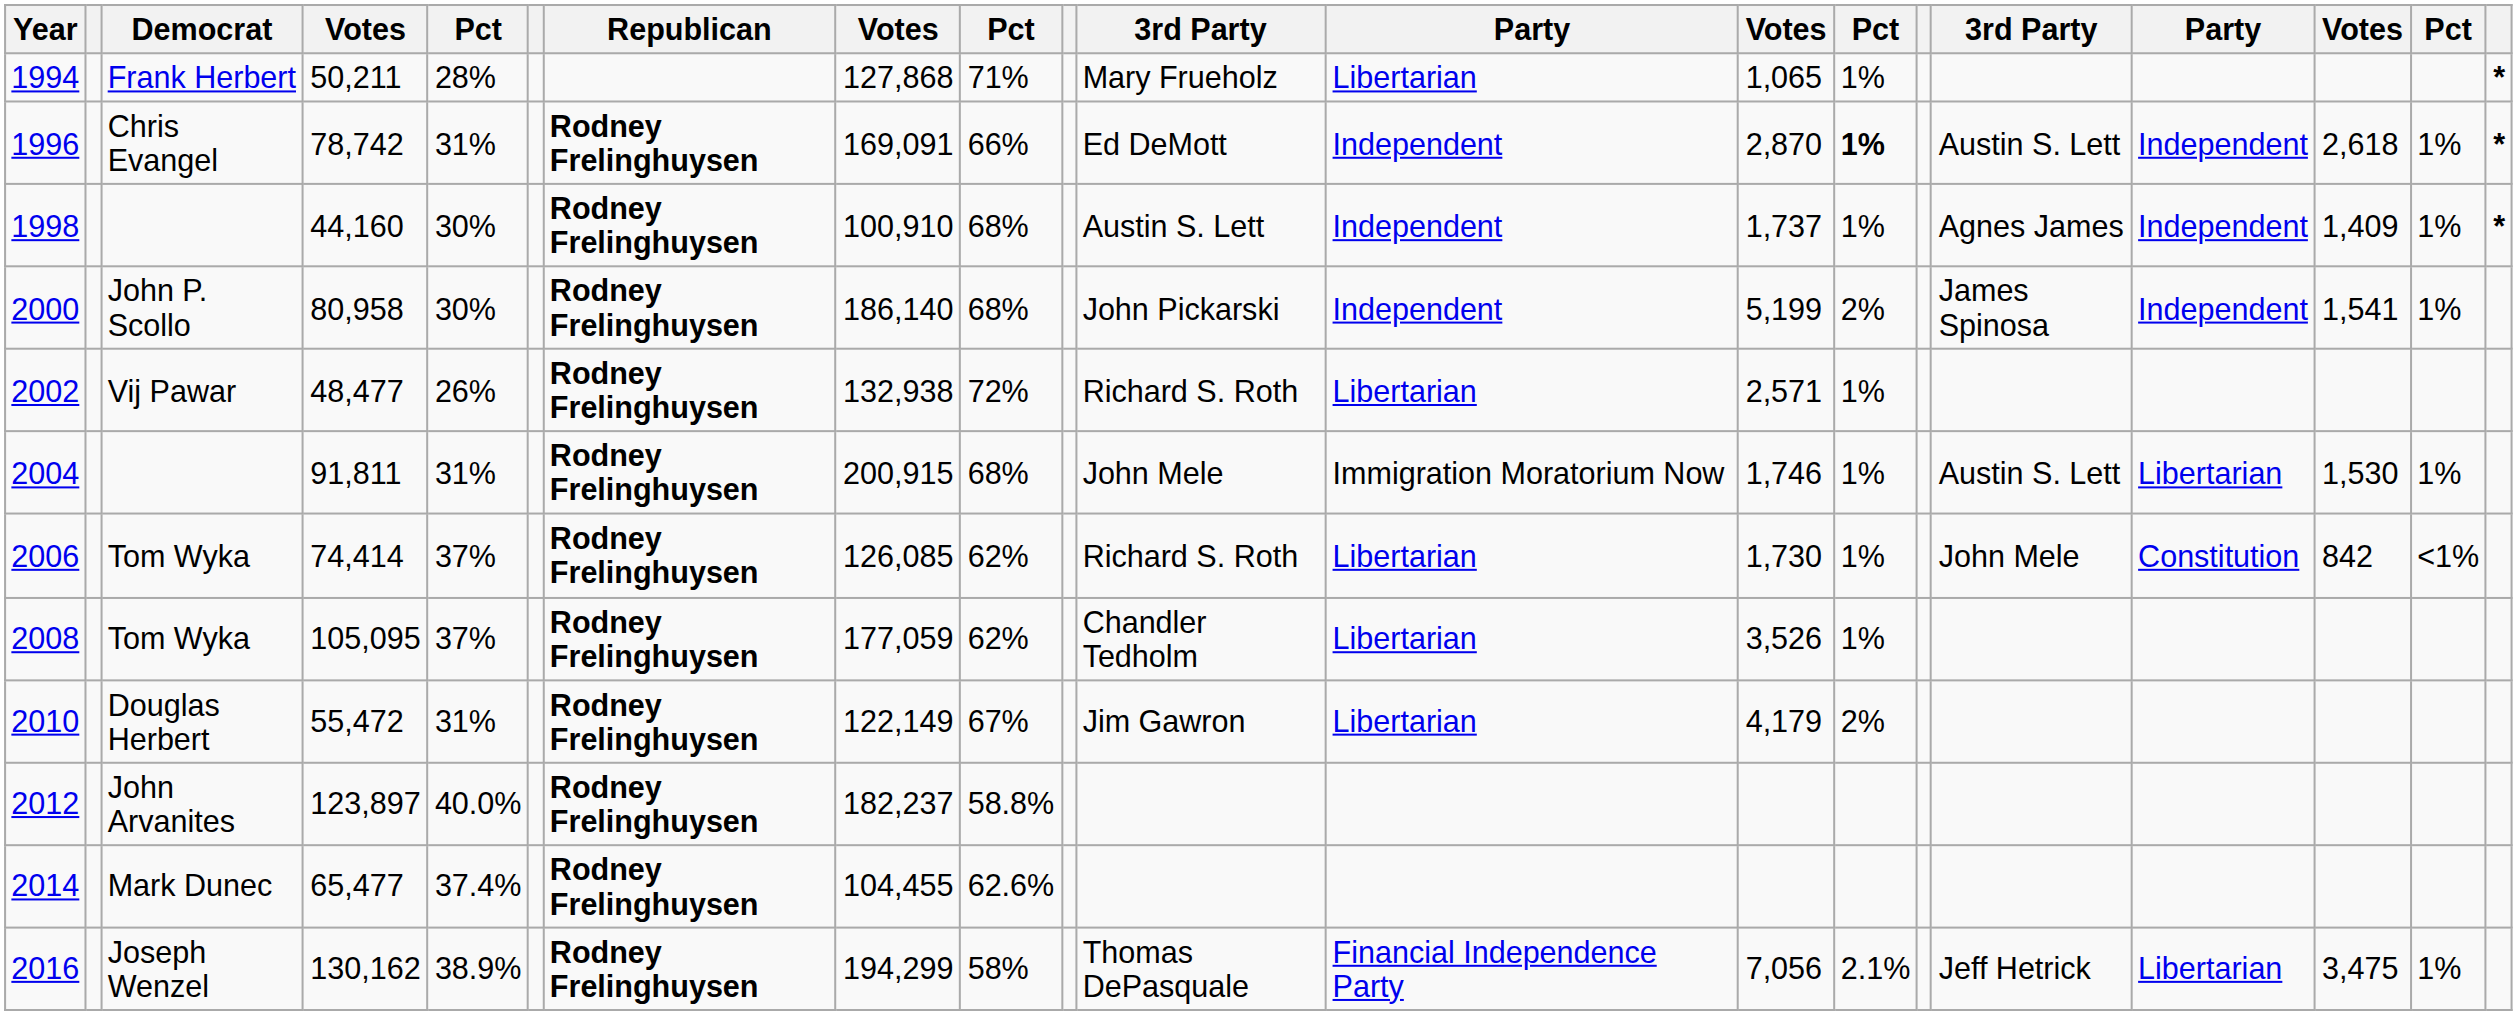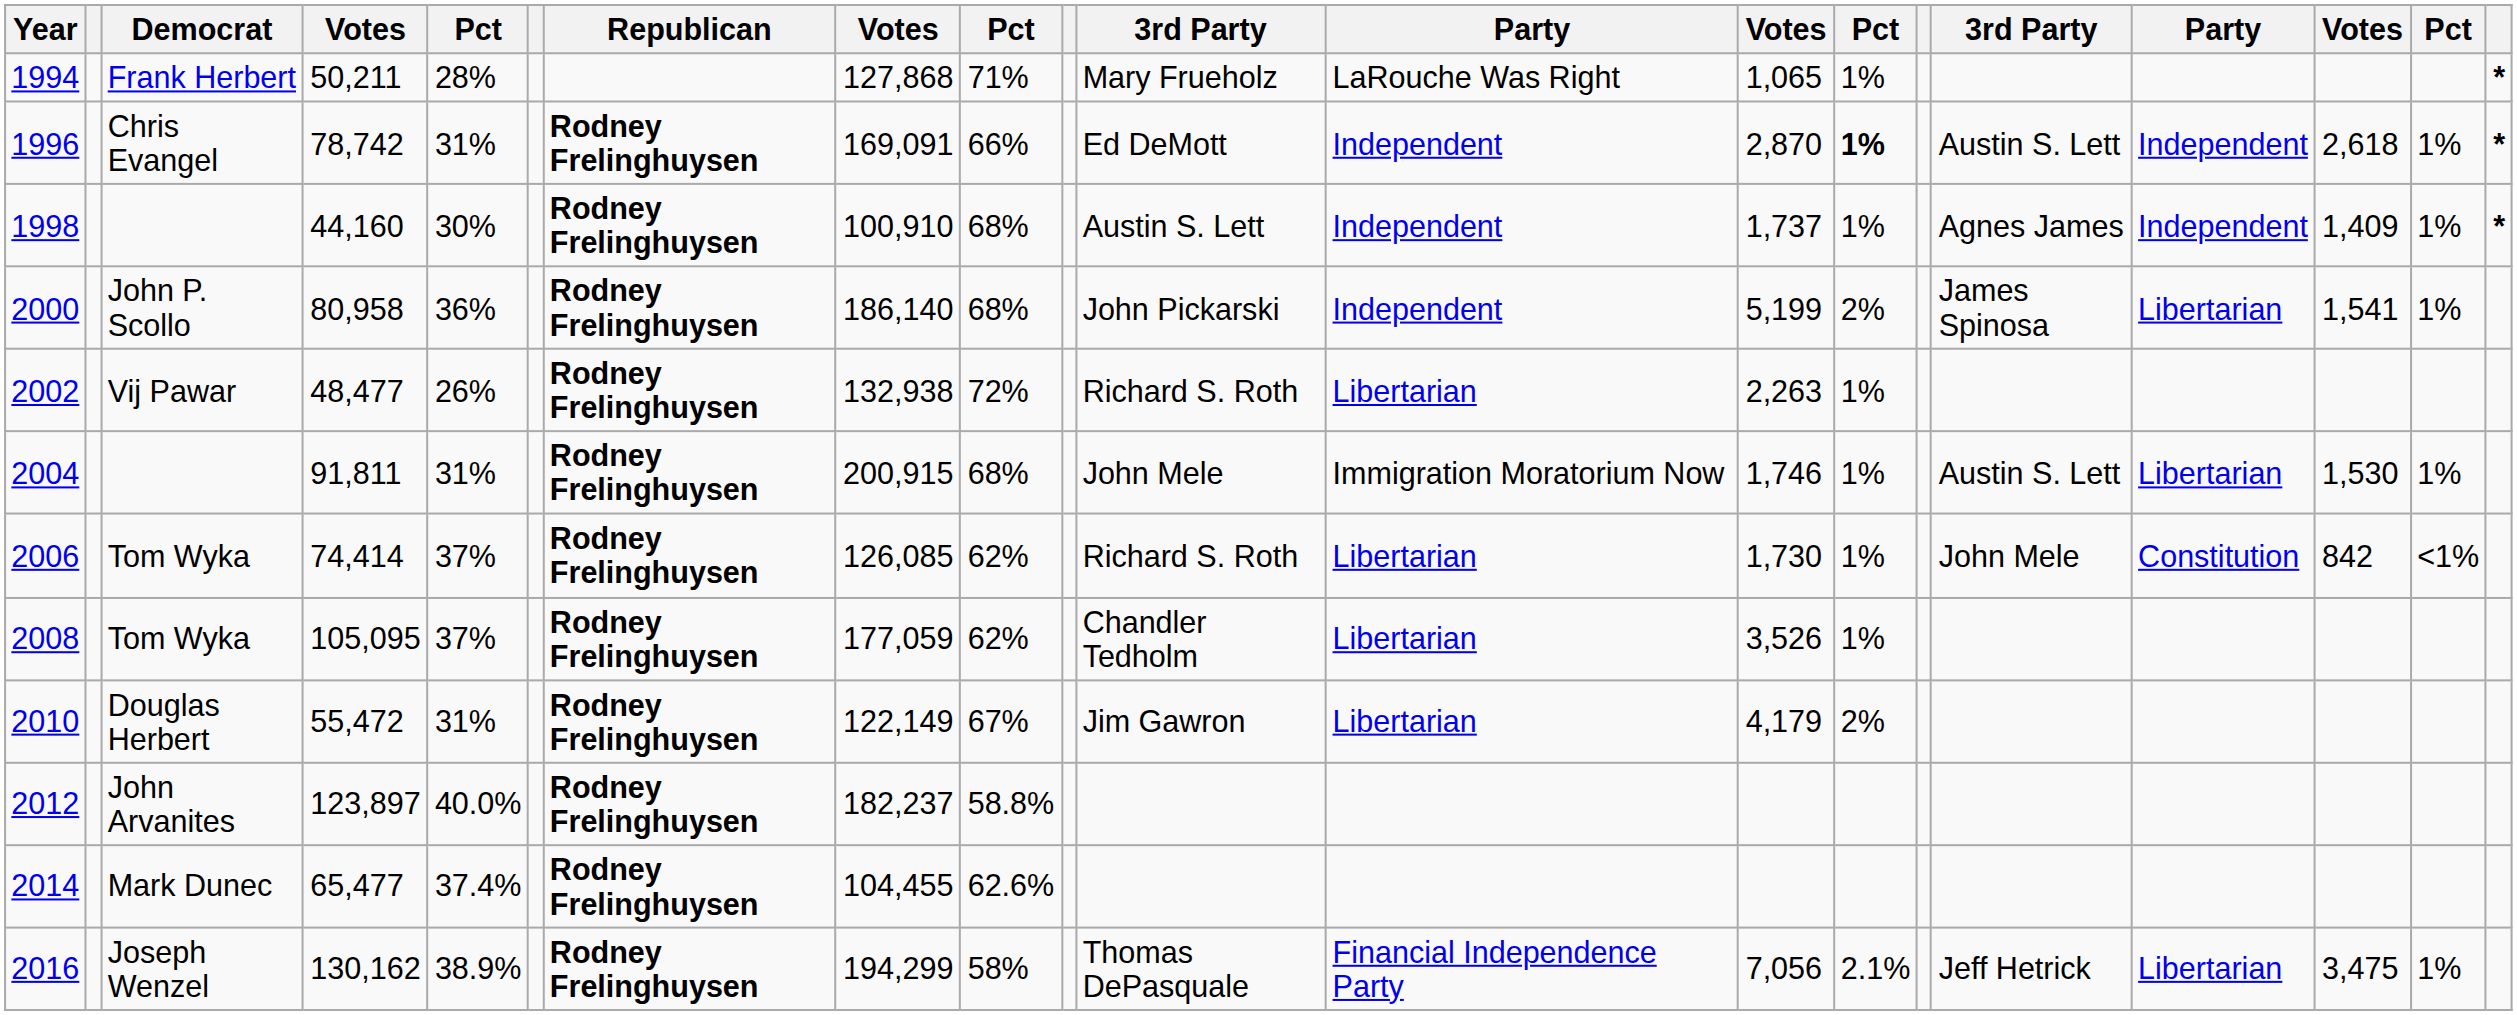(1405, 78) Libertarian -> (1476, 78) LaRouche Was Right
(465, 308) 30% -> (465, 308) 36%
(2223, 308) Independent -> (2210, 308) Libertarian
(1784, 391) 2,571 -> (1784, 391) 2,263
